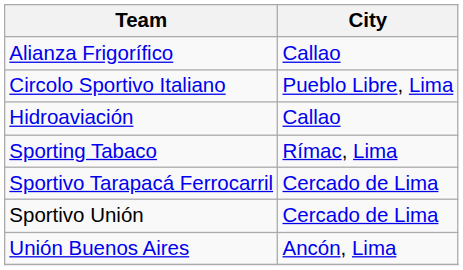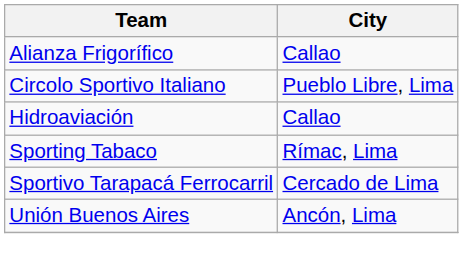- row: (77, 215)
